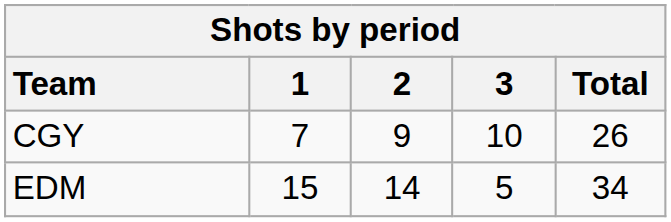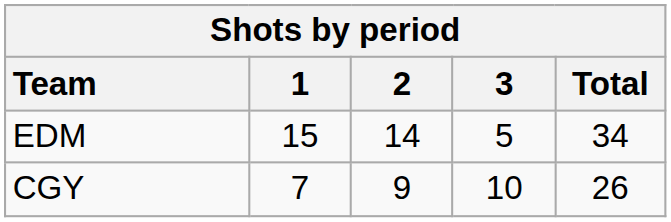rows swapped: (49, 135) <-> (49, 188)
